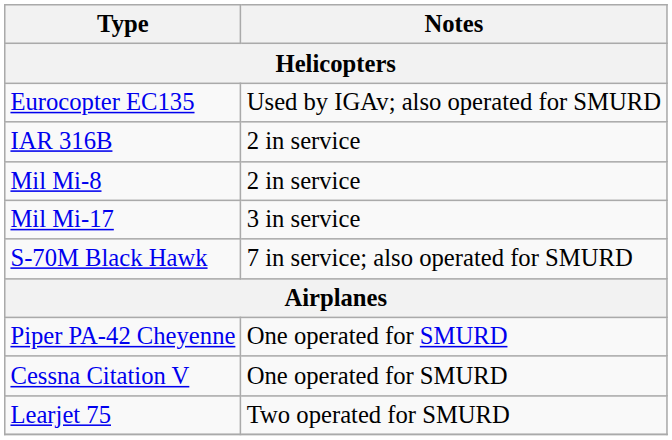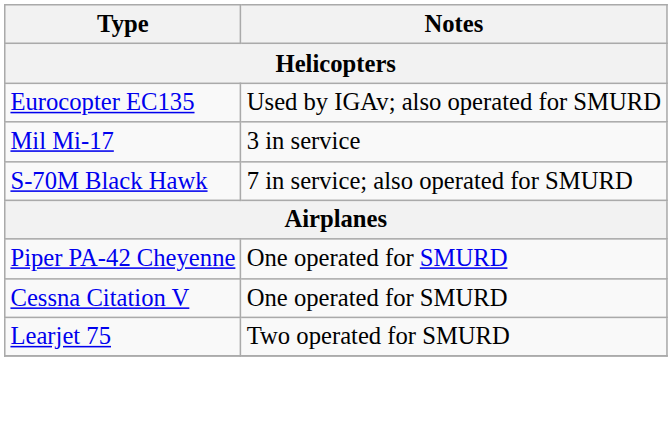- row: (61, 141)
- row: (56, 180)
